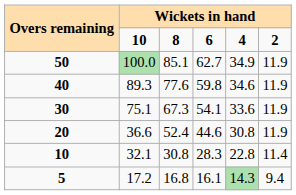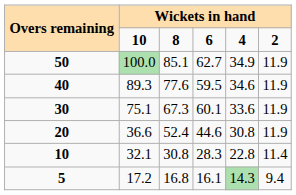(209, 85) 59.8 -> (209, 85) 59.5
(209, 108) 54.1 -> (209, 108) 60.1
